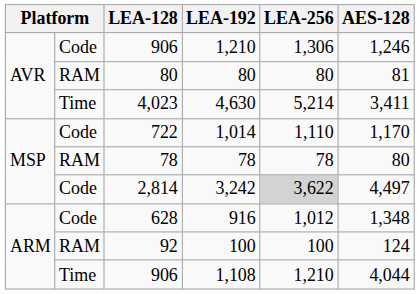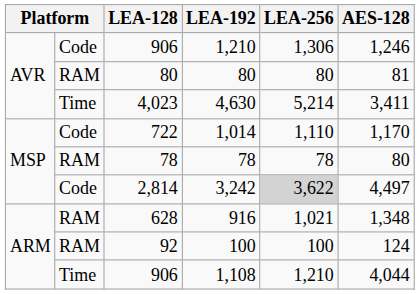(78, 217) Code -> (79, 217) RAM
(314, 217) 1,012 -> (314, 217) 1,021
